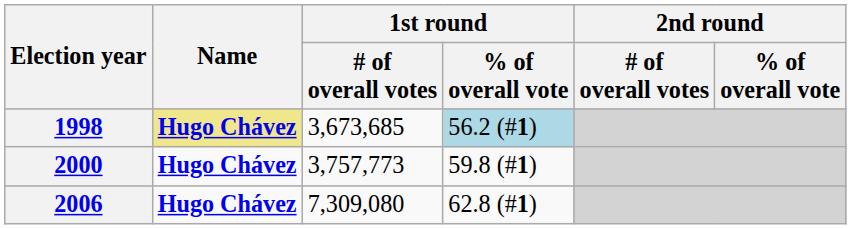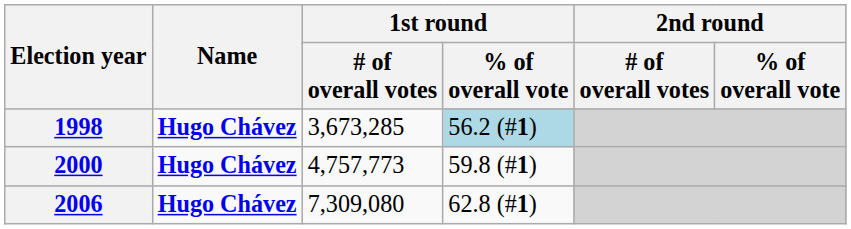(227, 127) khaki background -> (227, 127) no background
(356, 127) 3,673,685 -> (356, 127) 3,673,285
(356, 165) 3,757,773 -> (356, 165) 4,757,773
